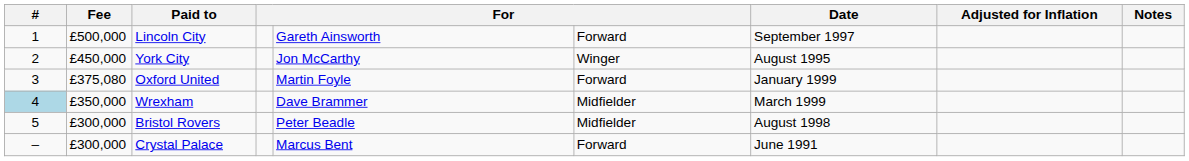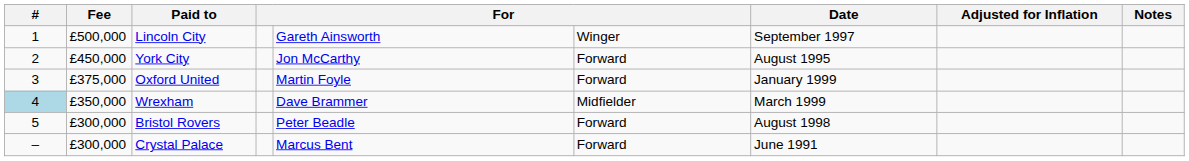(602, 36) Forward -> (598, 36) Winger
(598, 58) Winger -> (602, 58) Forward
(98, 79) £375,080 -> (98, 79) £375,000
(606, 123) Midfielder -> (602, 123) Forward
